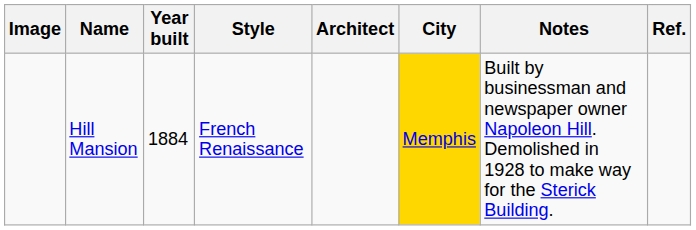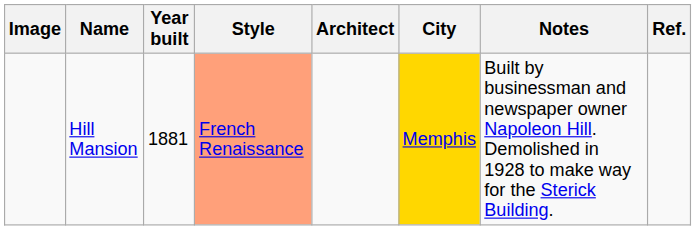(168, 139) 1884 -> (168, 139) 1881
(251, 139) no background -> (251, 139) lightsalmon background
